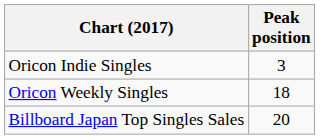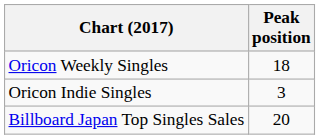rows swapped: (88, 92) <-> (80, 65)
